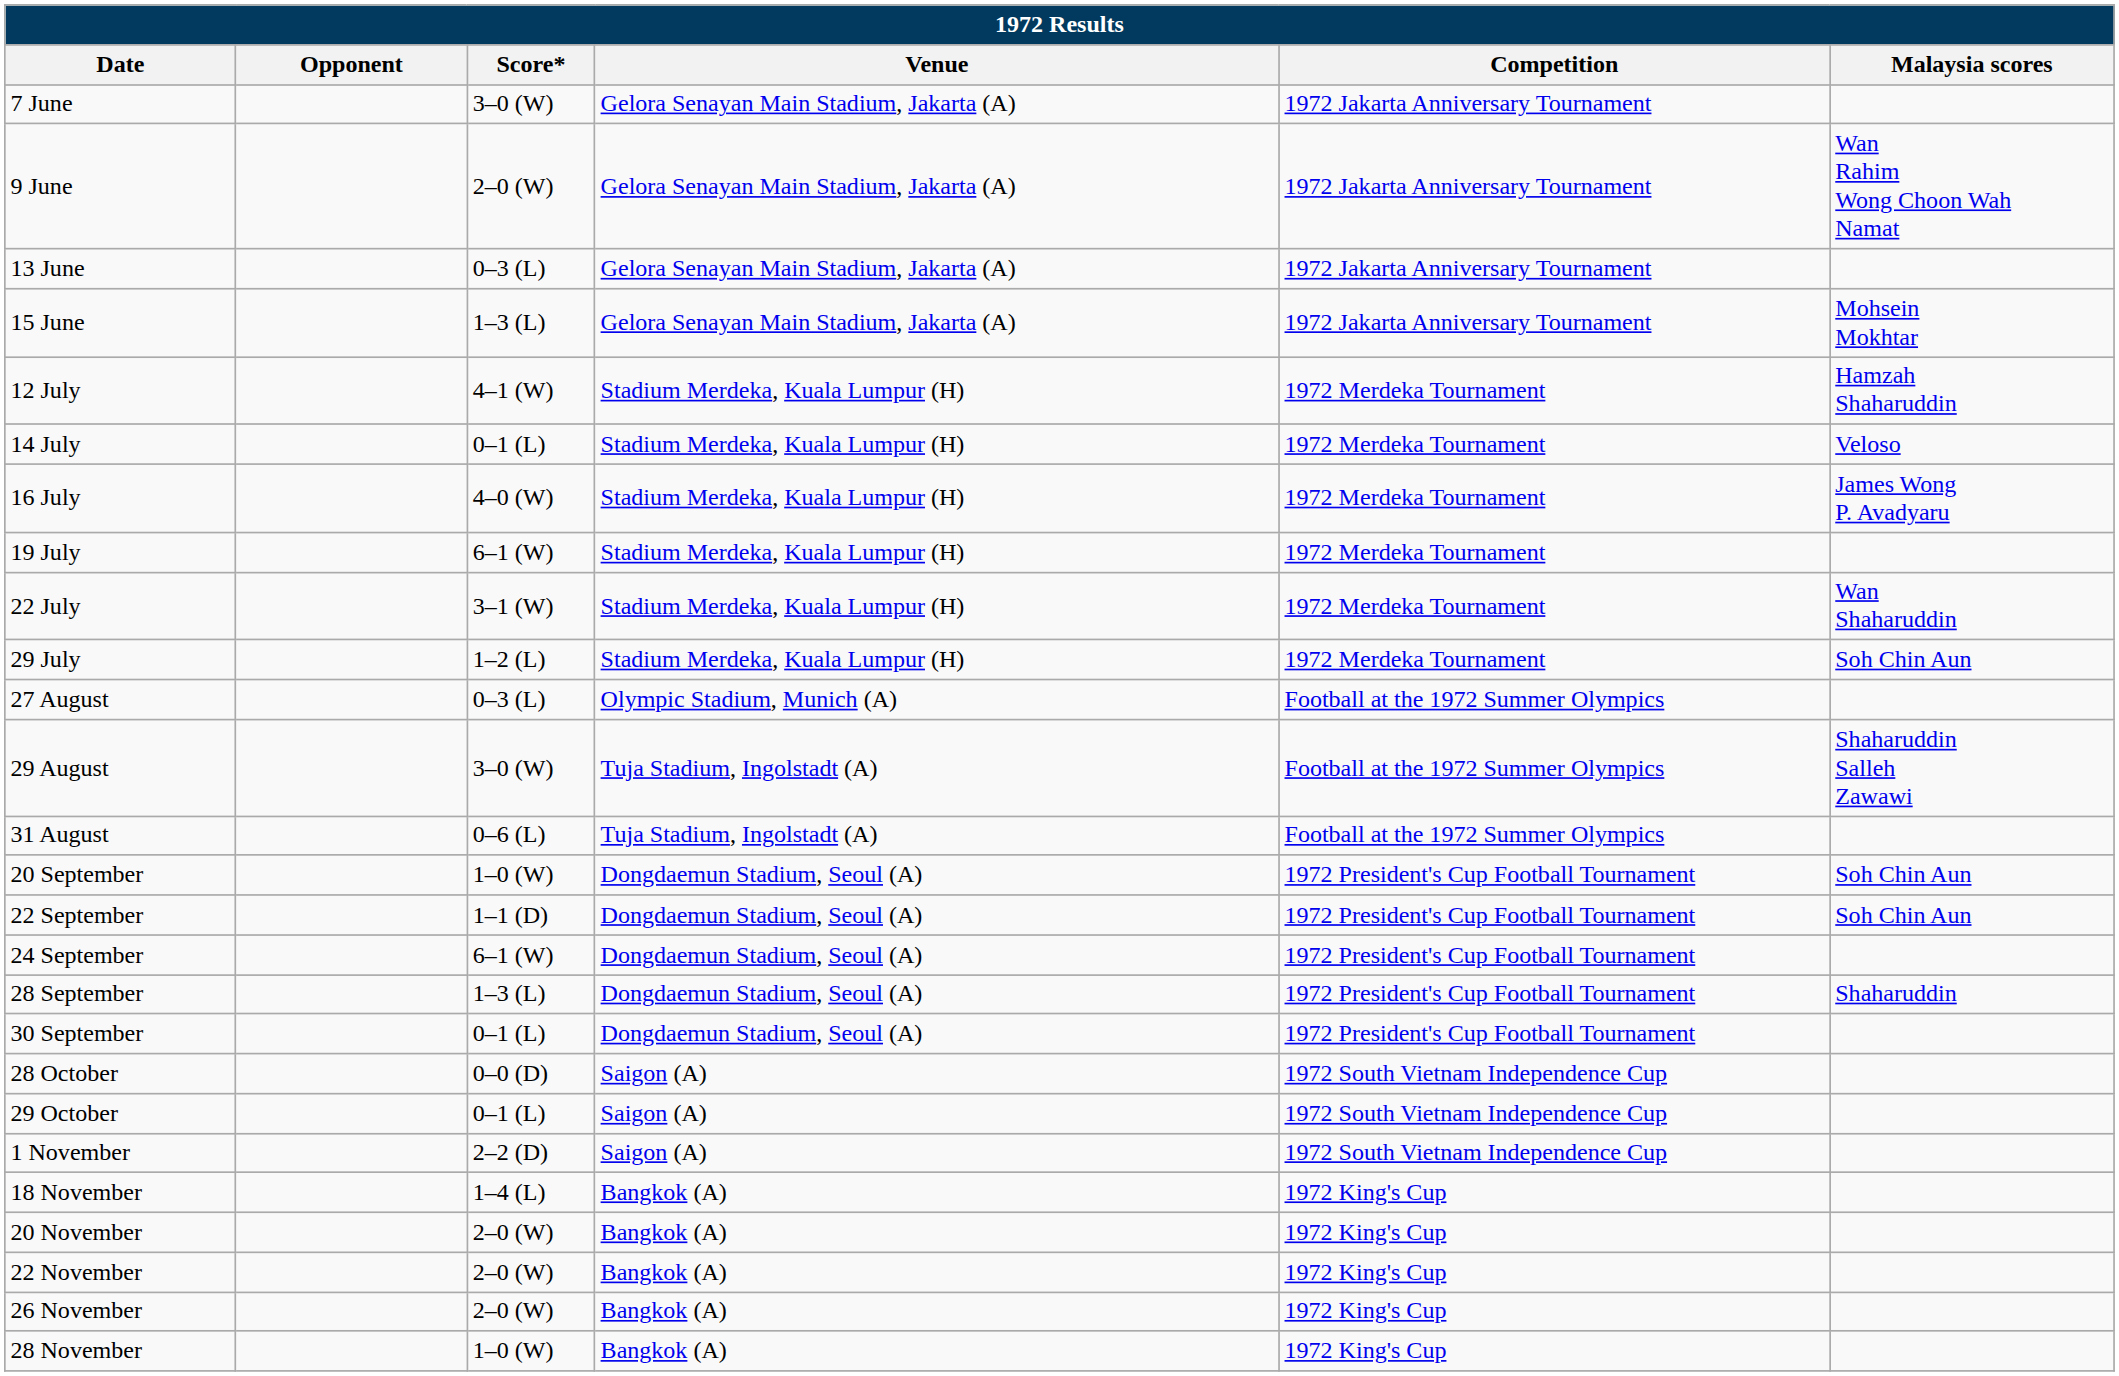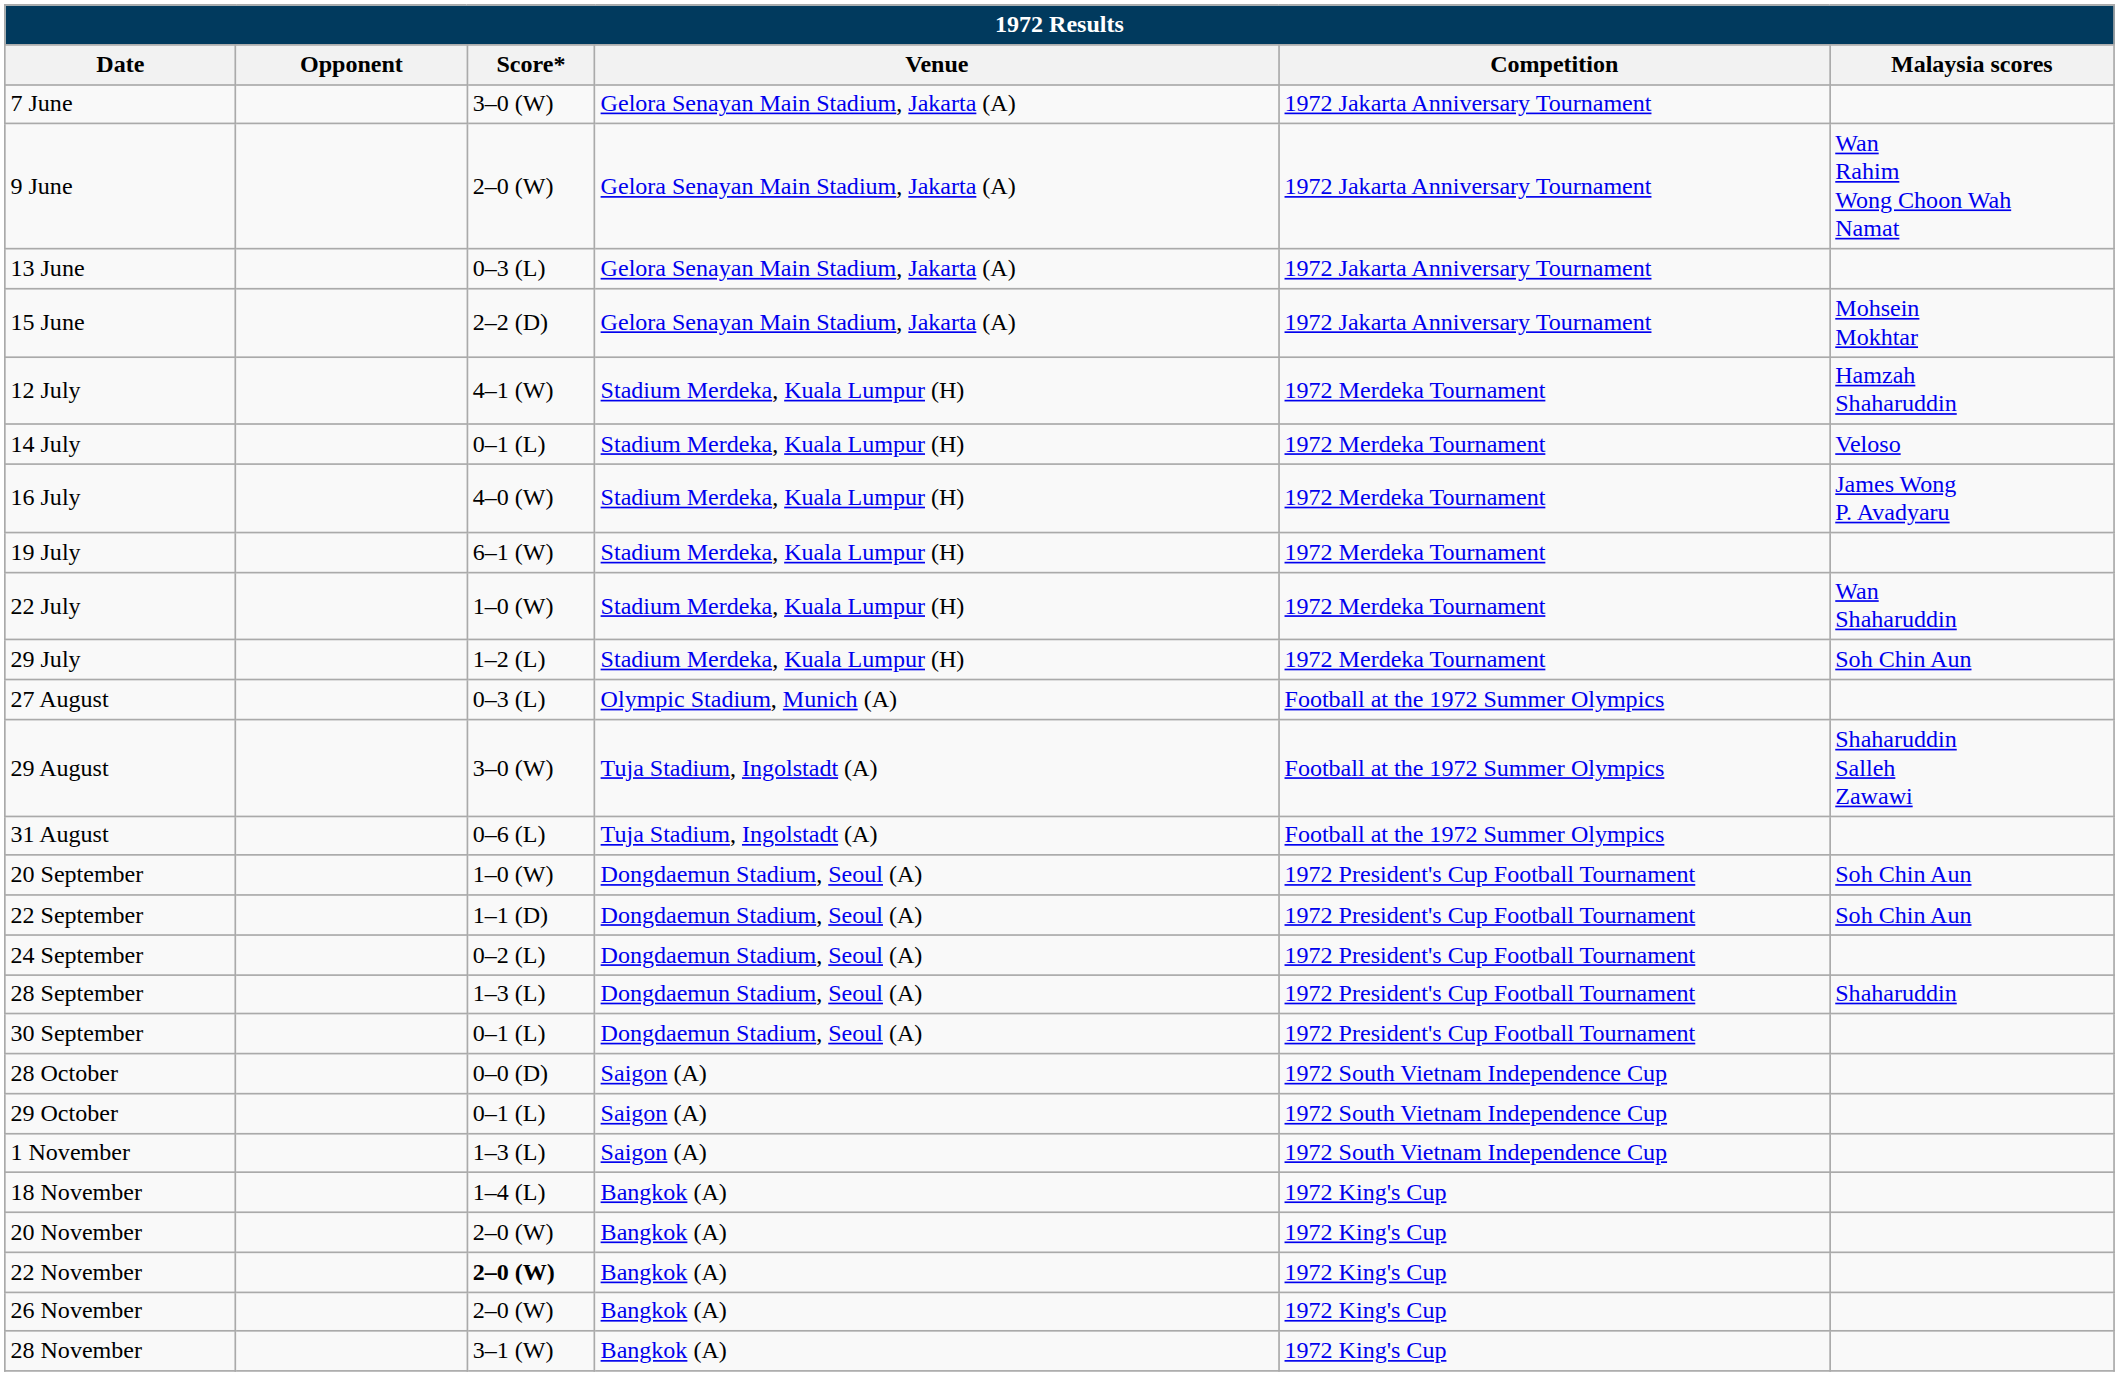(509, 322) 1–3 (L) -> (510, 322) 2–2 (D)
(513, 605) 3–1 (W) -> (513, 605) 1–0 (W)
(513, 954) 6–1 (W) -> (509, 954) 0–2 (L)
(510, 1152) 2–2 (D) -> (509, 1152) 1–3 (L)
(513, 1271) normal -> (514, 1271) bold
(513, 1351) 1–0 (W) -> (513, 1351) 3–1 (W)
